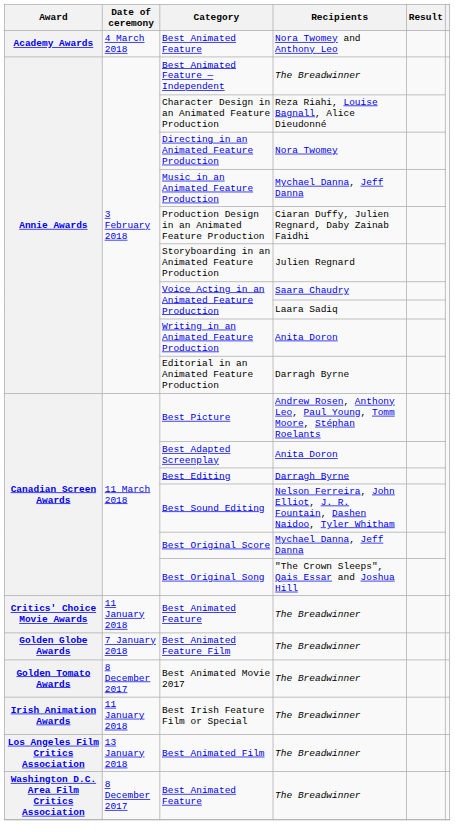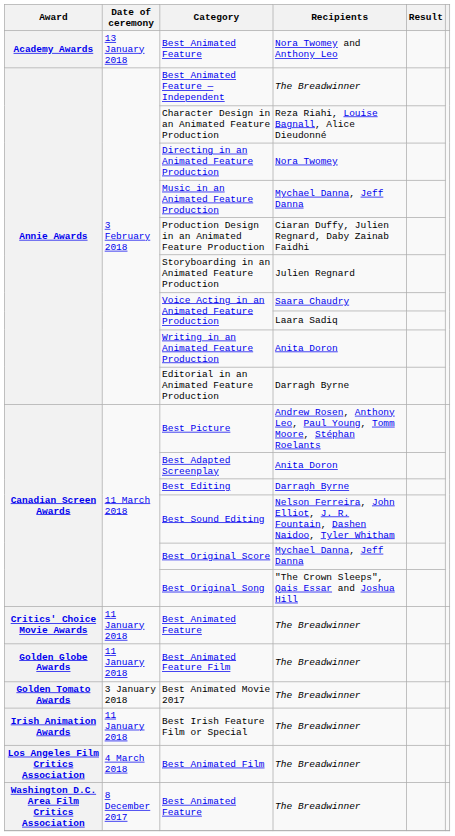(125, 44) 4 March 2018 -> (125, 49) 13 January 2018
(130, 646) 7 January 2018 -> (125, 663) 11 January 2018
(127, 678) 8 December 2017 -> (130, 695) 3 January 2018
(125, 753) 13 January 2018 -> (125, 764) 4 March 2018
